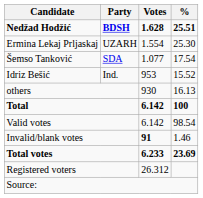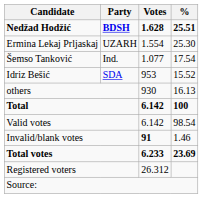(113, 59) SDA -> (110, 59) Ind.
(110, 75) Ind. -> (113, 75) SDA
